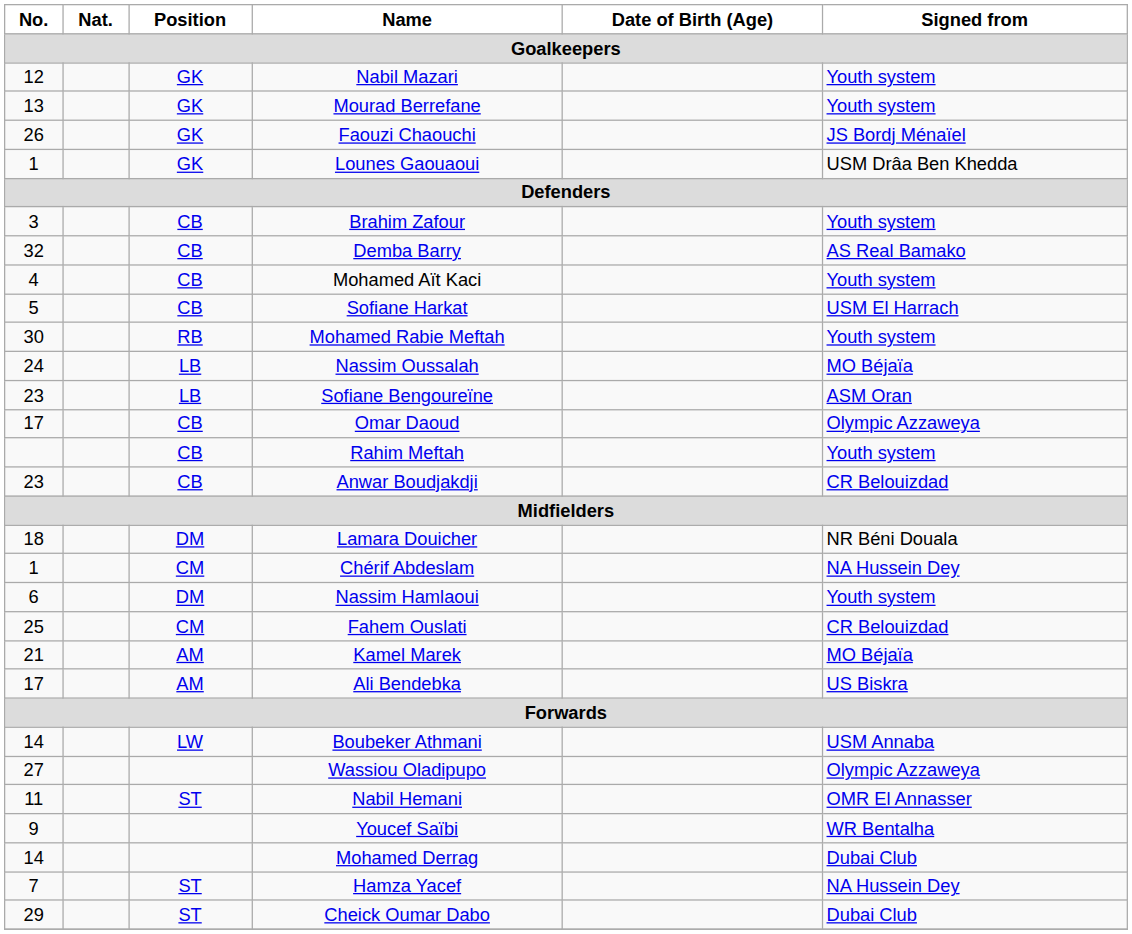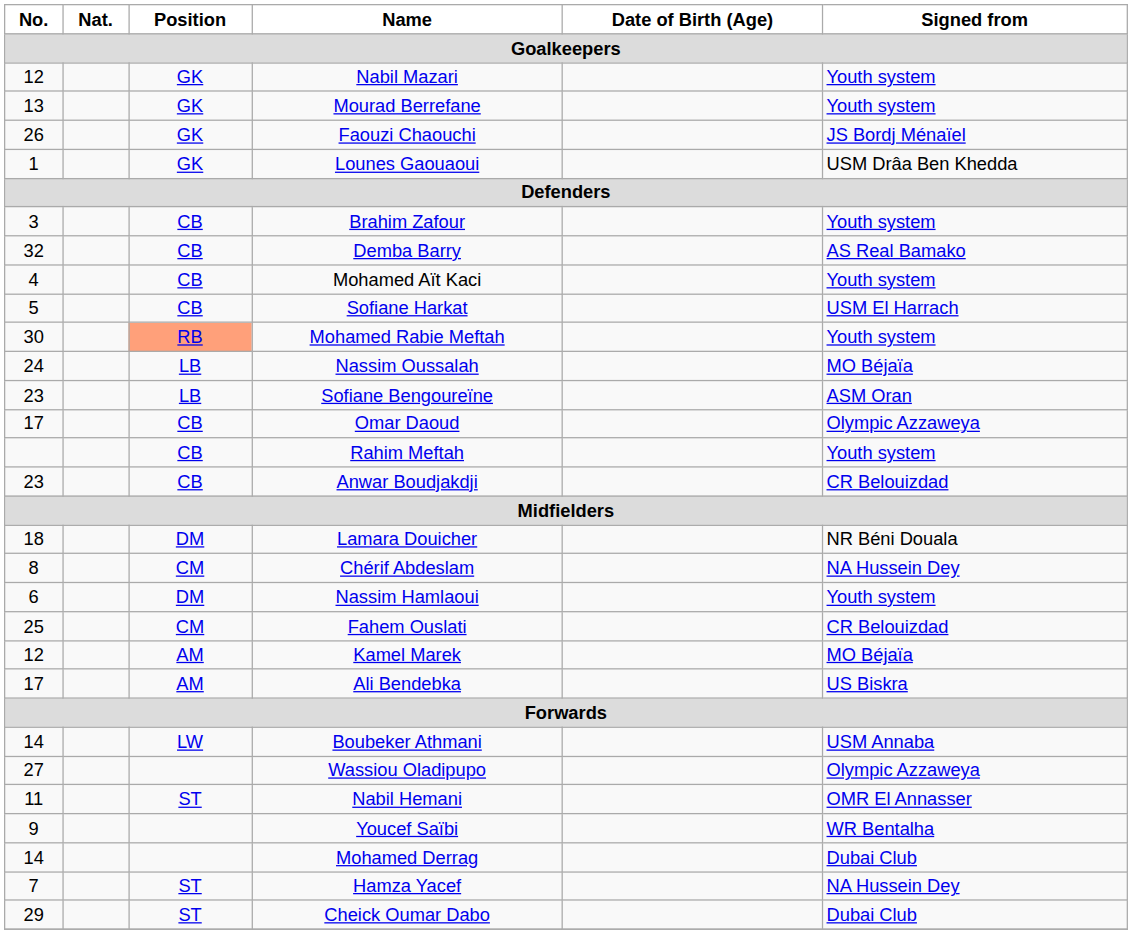(190, 337) no background -> (190, 337) lightsalmon background
(34, 568) 1 -> (34, 568) 8
(34, 655) 21 -> (34, 655) 12
